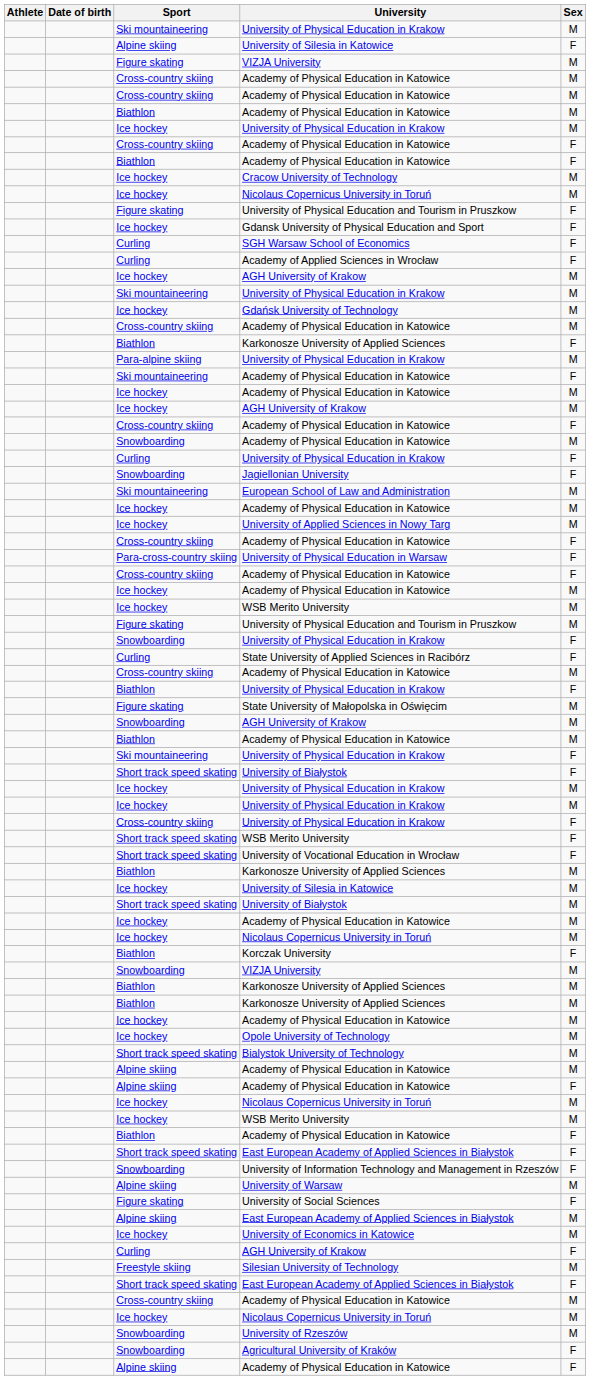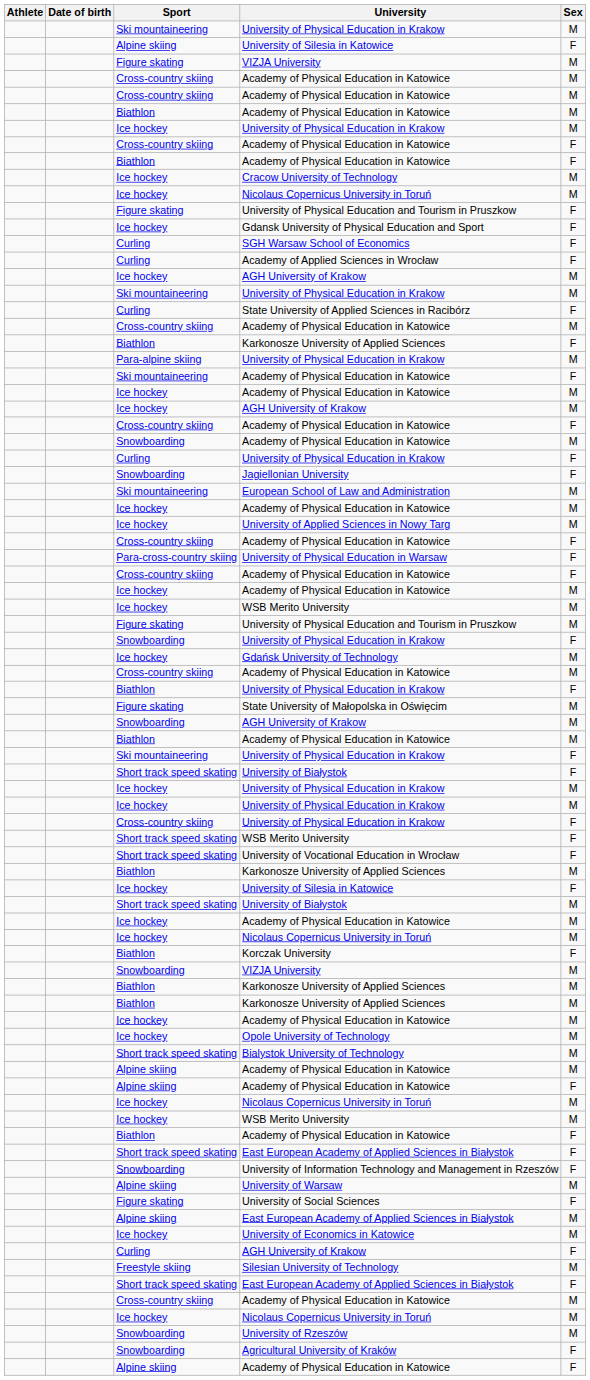rows swapped: (133, 657) <-> (142, 310)
(573, 888) M -> (573, 888) F
